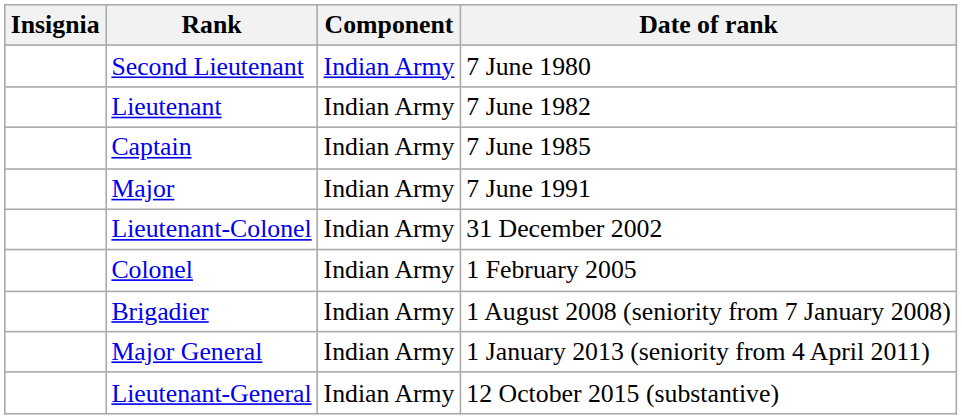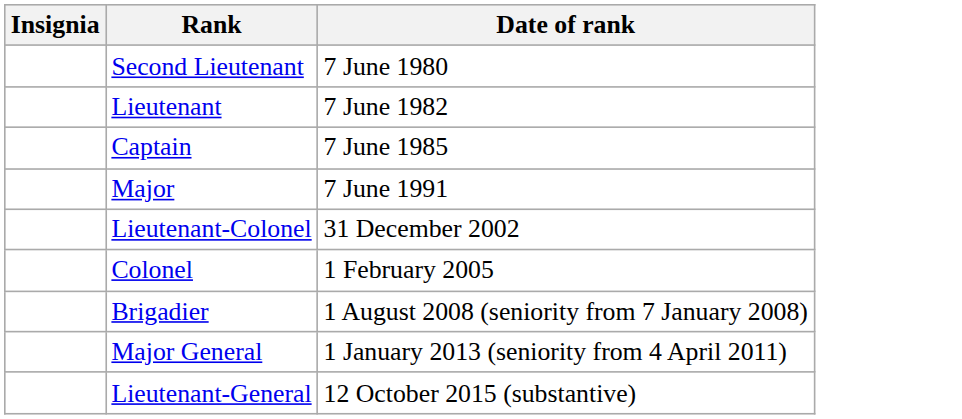- column: (389, 24)
